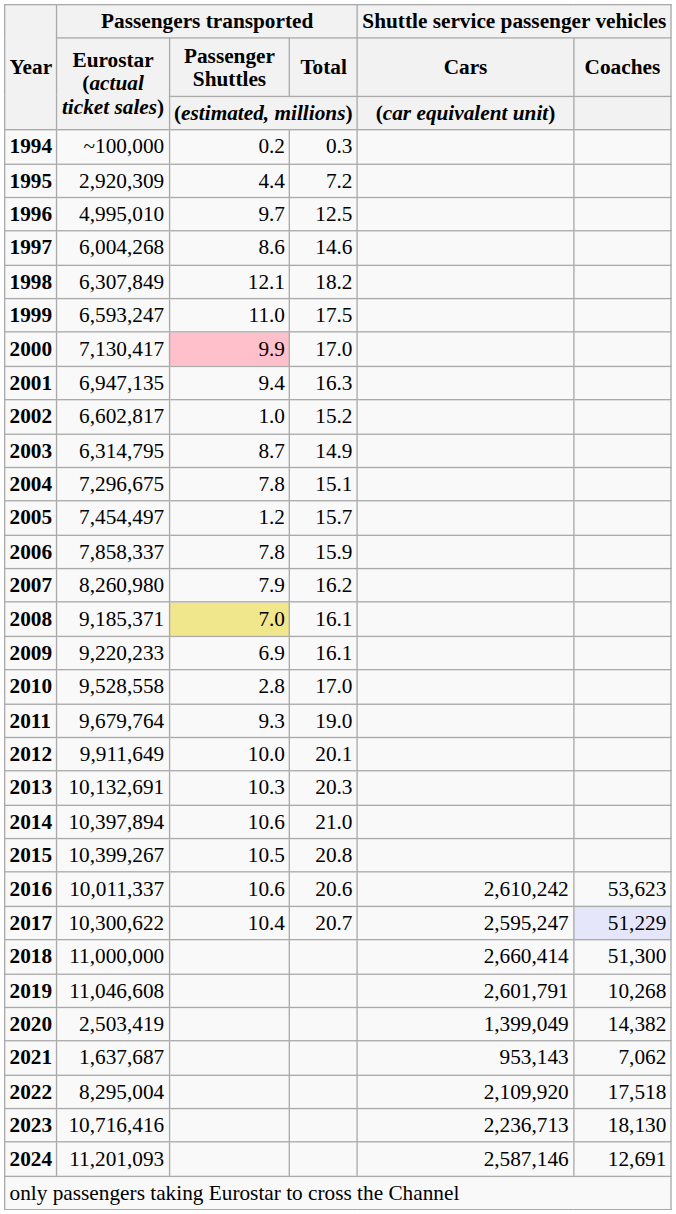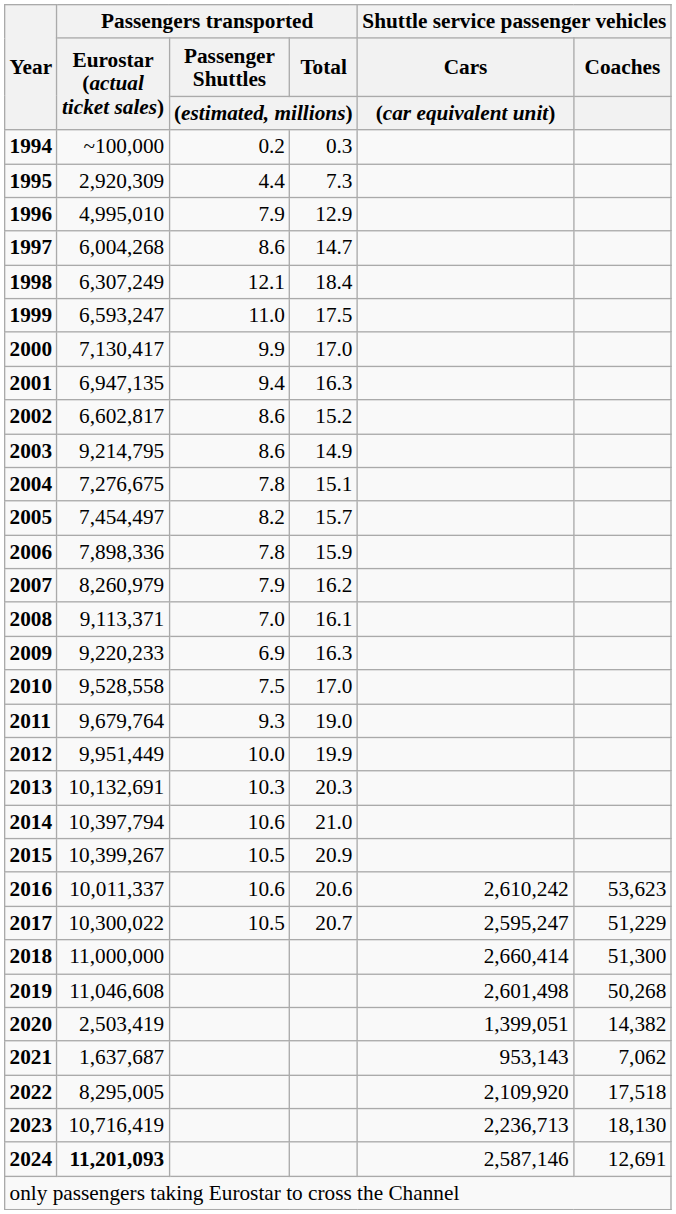(339, 180) 7.2 -> (339, 180) 7.3
(272, 214) 9.7 -> (272, 214) 7.9
(334, 214) 12.5 -> (334, 214) 12.9
(334, 247) 14.6 -> (334, 247) 14.7
(122, 281) 6,307,849 -> (122, 281) 6,307,249
(334, 281) 18.2 -> (334, 281) 18.4
(272, 349) pink background -> (272, 349) no background
(272, 416) 1.0 -> (272, 416) 8.6
(122, 450) 6,314,795 -> (122, 450) 9,214,795
(272, 450) 8.7 -> (272, 450) 8.6
(122, 484) 7,296,675 -> (122, 484) 7,276,675
(272, 517) 1.2 -> (272, 517) 8.2
(122, 551) 7,858,337 -> (122, 551) 7,898,336
(122, 585) 8,260,980 -> (122, 585) 8,260,979
(122, 619) 9,185,371 -> (122, 619) 9,113,371
(272, 619) khaki background -> (272, 619) no background
(334, 652) 16.1 -> (334, 652) 16.3
(272, 686) 2.8 -> (272, 686) 7.5
(122, 754) 9,911,649 -> (122, 754) 9,951,449
(334, 754) 20.1 -> (334, 754) 19.9
(116, 821) 10,397,894 -> (116, 821) 10,397,794
(334, 855) 20.8 -> (334, 855) 20.9
(116, 922) 10,300,622 -> (116, 922) 10,300,022
(266, 922) 10.4 -> (266, 922) 10.5
(637, 922) lavender background -> (637, 922) no background
(526, 990) 2,601,791 -> (526, 990) 2,601,498
(637, 990) 10,268 -> (637, 990) 50,268
(526, 1024) 1,399,049 -> (526, 1024) 1,399,051
(122, 1091) 8,295,004 -> (122, 1091) 8,295,005
(116, 1125) 10,716,416 -> (116, 1125) 10,716,419
(117, 1159) normal -> (117, 1159) bold
